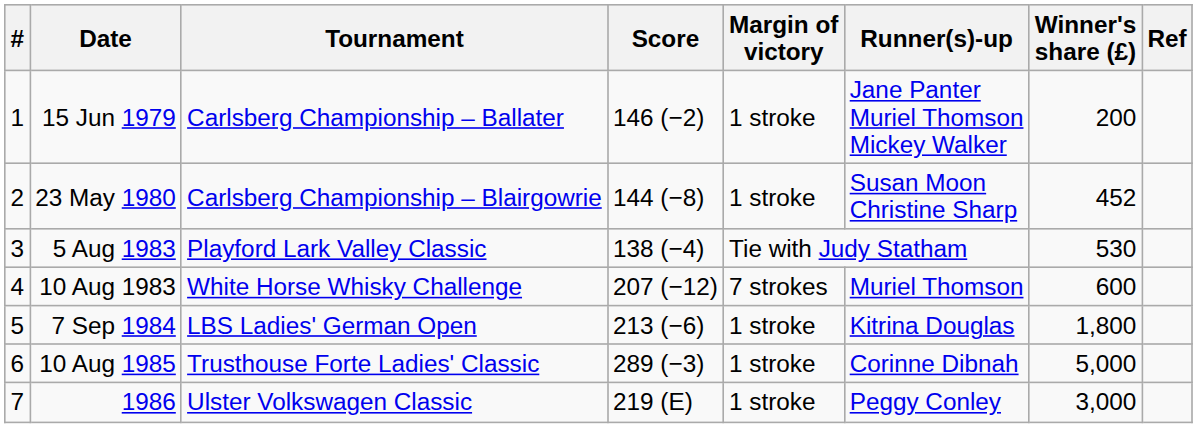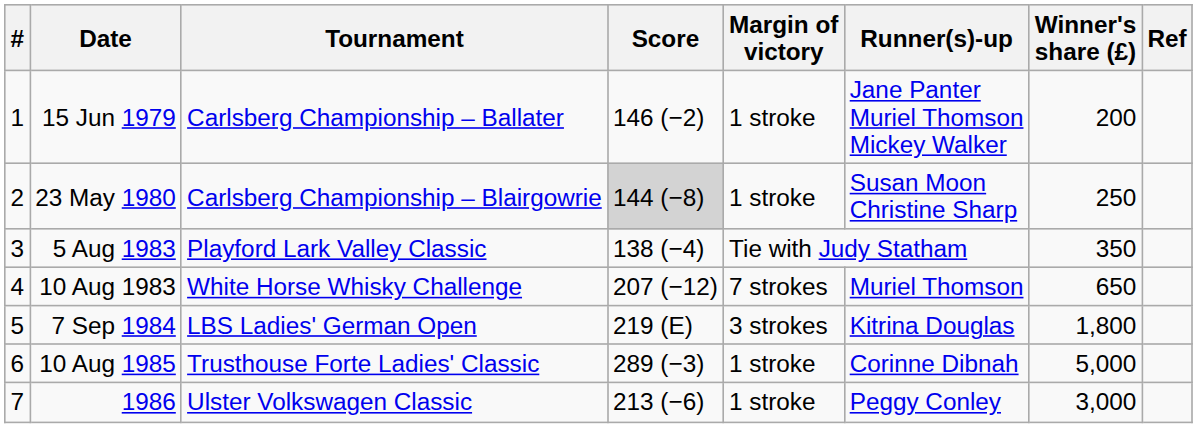(659, 196) no background -> (659, 196) lightgrey background
(1116, 196) 452 -> (1116, 196) 250
(1116, 249) 530 -> (1116, 249) 350
(1116, 287) 600 -> (1116, 287) 650
(659, 326) 213 (−6) -> (653, 326) 219 (E)
(772, 326) 1 stroke -> (778, 326) 3 strokes
(653, 403) 219 (E) -> (659, 403) 213 (−6)
